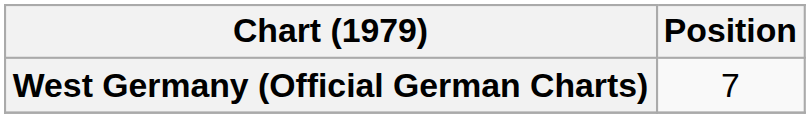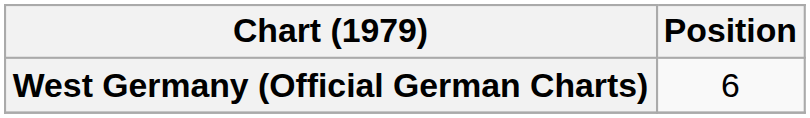(730, 84) 7 -> (730, 84) 6
